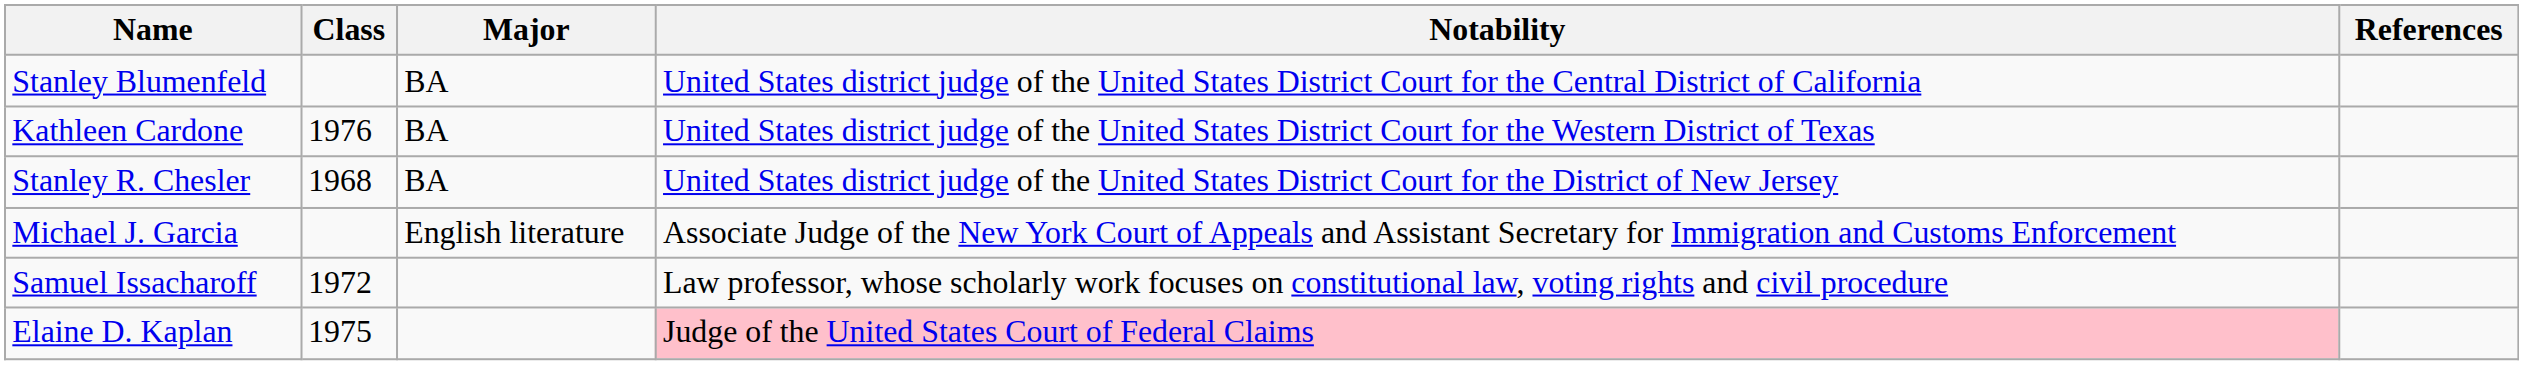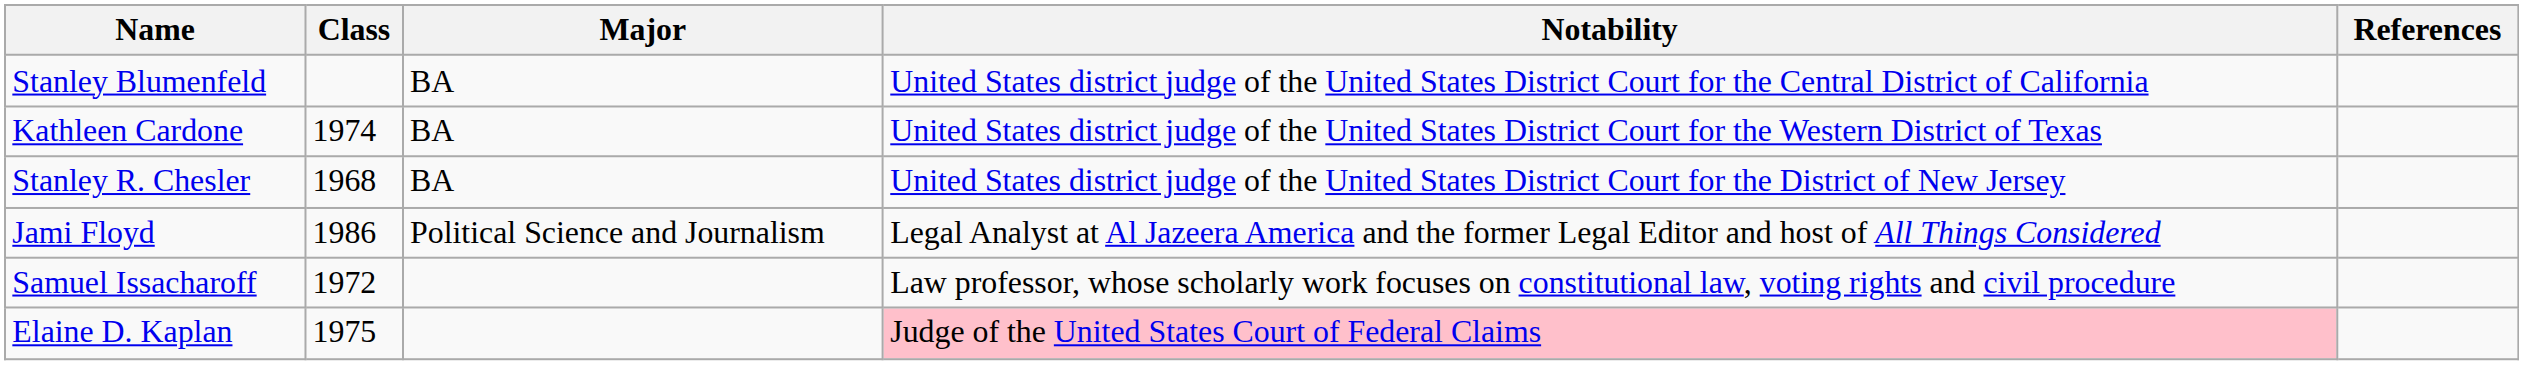(340, 130) 1976 -> (344, 130) 1974
+ row: (84, 231)
- row: (125, 231)
